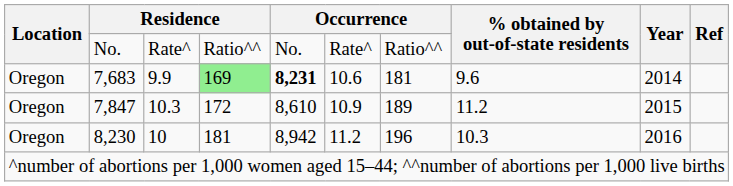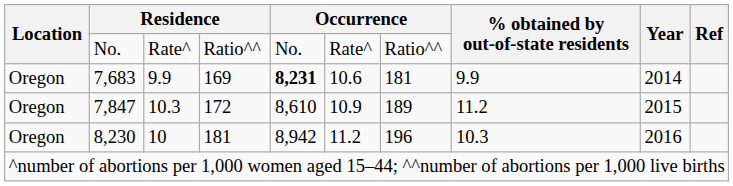(217, 78) lightgreen background -> (217, 78) no background
(468, 78) 9.6 -> (468, 78) 9.9
